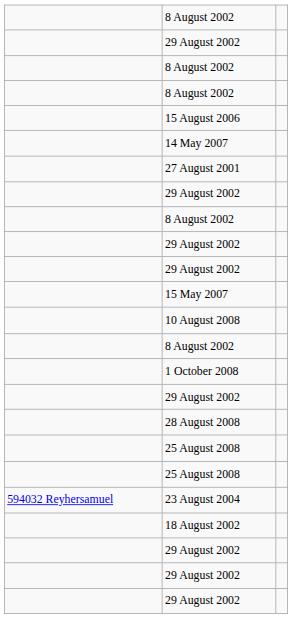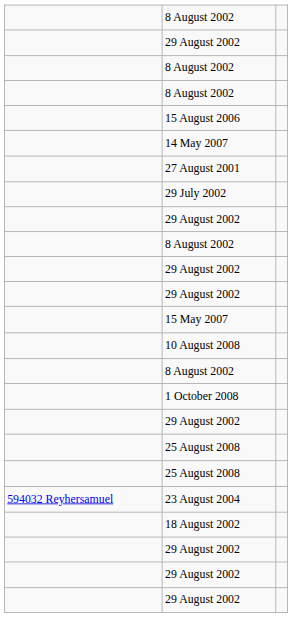+ row: (83, 194)
- row: (83, 422)
